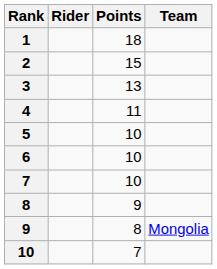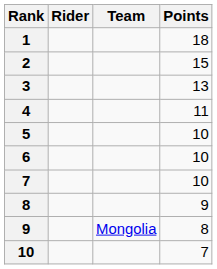columns swapped: (179, 16) <-> (119, 16)
